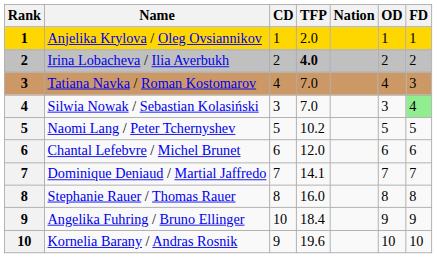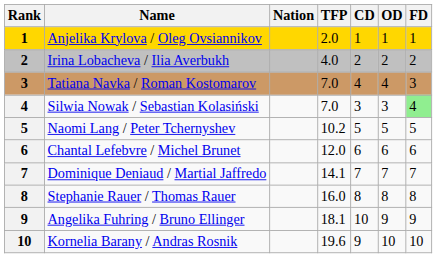columns swapped: (354, 15) <-> (283, 15)
(309, 60) bold -> (330, 60) normal
(313, 219) 18.4 -> (333, 219) 18.1
